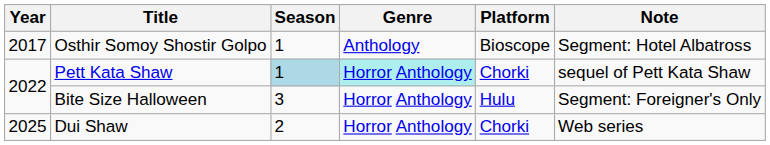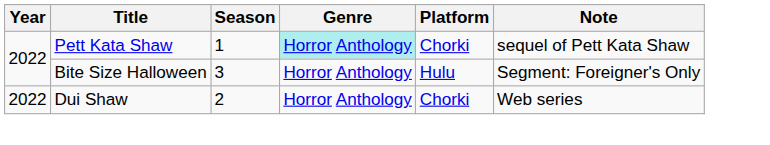- row: (161, 45)
(279, 72) lightblue background -> (219, 45) no background
(28, 126) 2025 -> (28, 99) 2022
